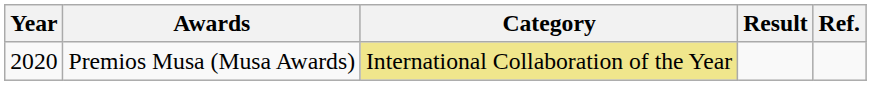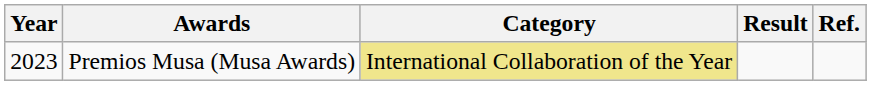(34, 60) 2020 -> (34, 60) 2023
